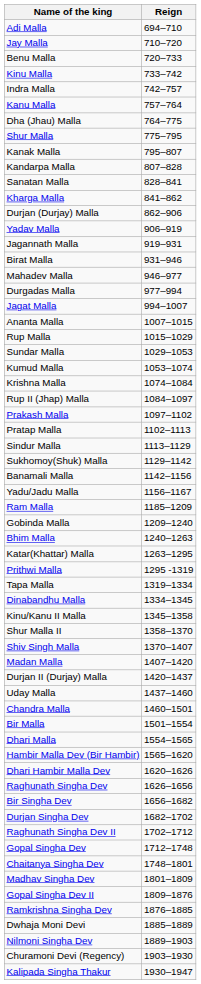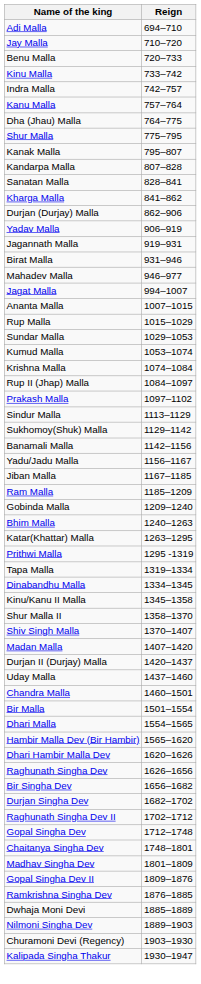- row: (41, 290)
- row: (34, 430)
+ row: (31, 476)
